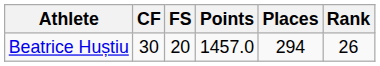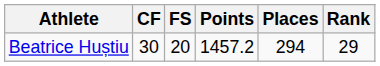(227, 47) 1457.0 -> (227, 47) 1457.2
(348, 47) 26 -> (348, 47) 29
